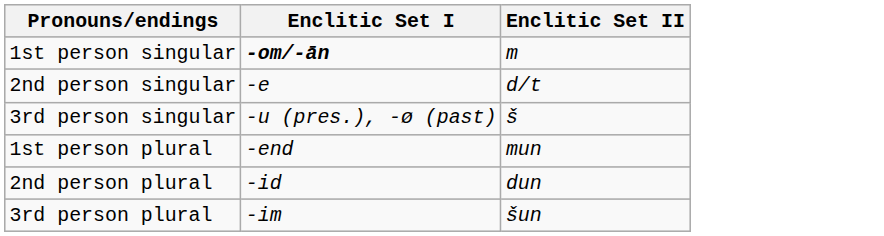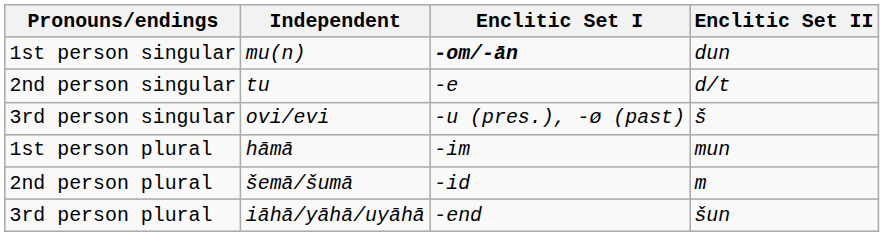+ column: (335, 21)
(512, 53) m -> (712, 53) dun
(270, 151) -end -> (452, 151) -im
(524, 183) dun -> (700, 183) m
(264, 215) -im -> (458, 215) -end
